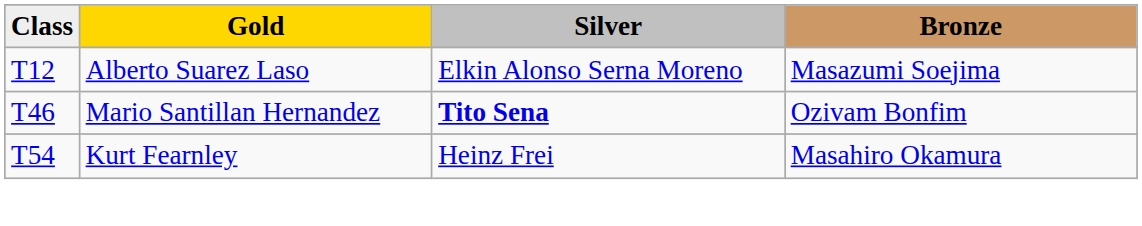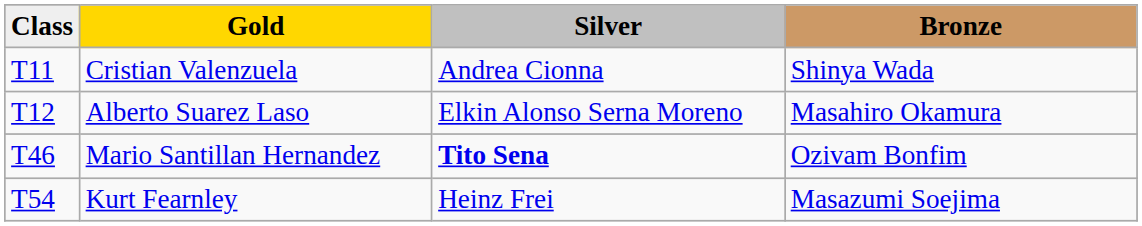+ row: (192, 69)
(895, 69) Masazumi Soejima -> (896, 112) Masahiro Okamura
(896, 155) Masahiro Okamura -> (895, 198) Masazumi Soejima
